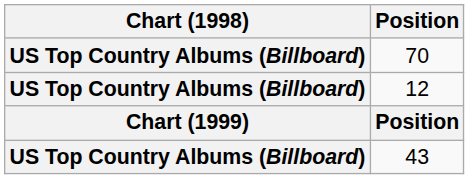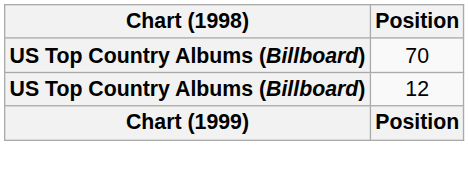- row: (417, 156)
